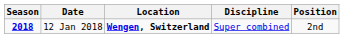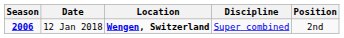(23, 26) 2018 -> (23, 26) 2006
